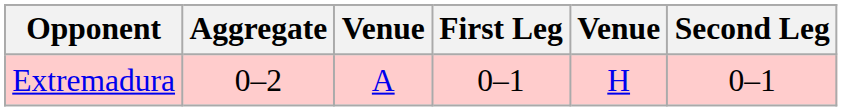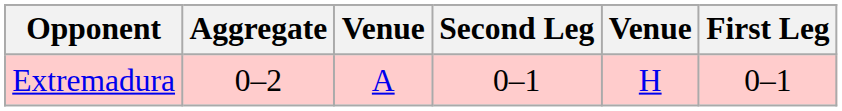columns swapped: (501, 29) <-> (752, 29)
